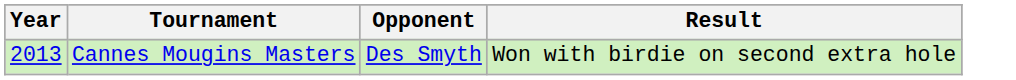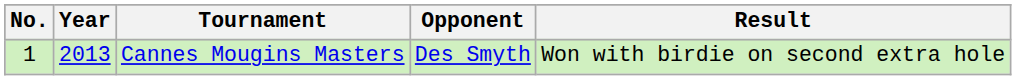+ column: (29, 23)
